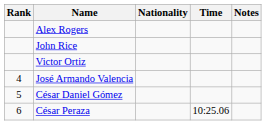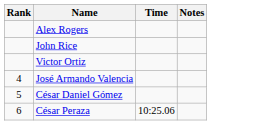- column: (163, 12)
